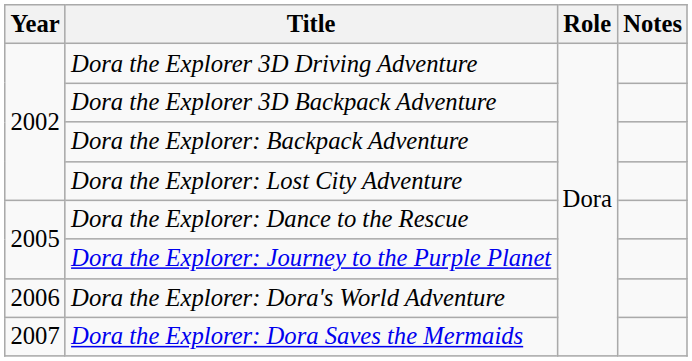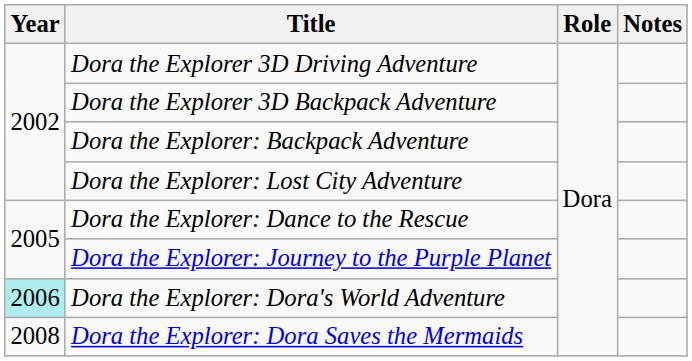(35, 297) no background -> (35, 297) paleturquoise background
(35, 336) 2007 -> (35, 336) 2008
